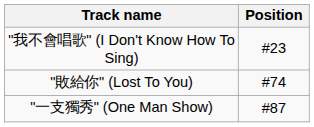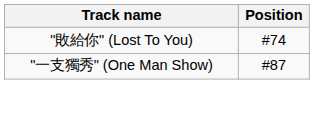- row: (122, 49)
